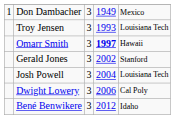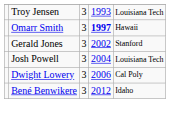- row: (49, 12)
